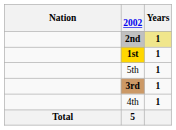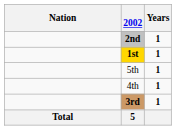(158, 39) khaki background -> (158, 39) no background
rows swapped: (133, 86) <-> (133, 102)
